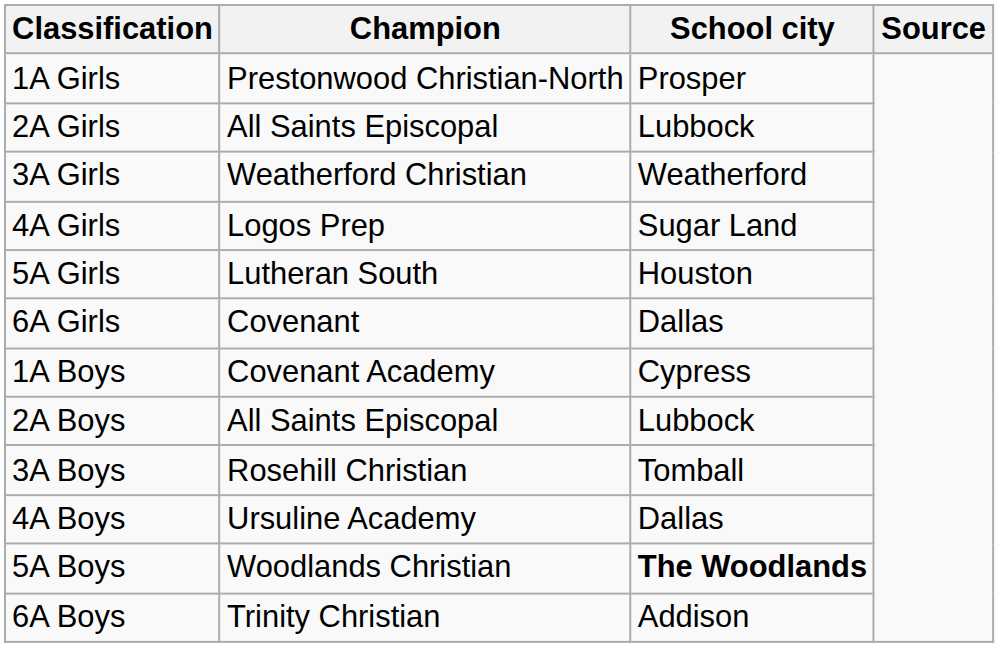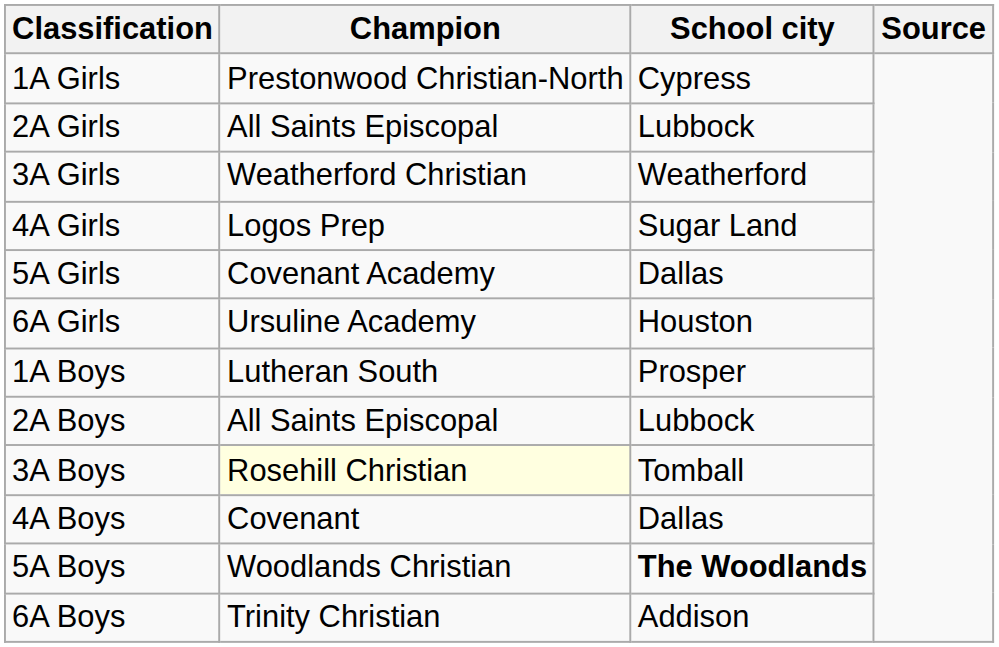(692, 77) Prosper -> (694, 77) Cypress
(333, 273) Lutheran South -> (361, 273) Covenant Academy
(695, 273) Houston -> (681, 273) Dallas
(293, 322) Covenant -> (352, 322) Ursuline Academy
(681, 322) Dallas -> (695, 322) Houston
(361, 371) Covenant Academy -> (333, 371) Lutheran South
(694, 371) Cypress -> (692, 371) Prosper
(347, 469) no background -> (347, 469) lightyellow background
(352, 518) Ursuline Academy -> (293, 518) Covenant
